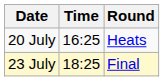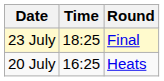rows swapped: (32, 40) <-> (32, 64)
